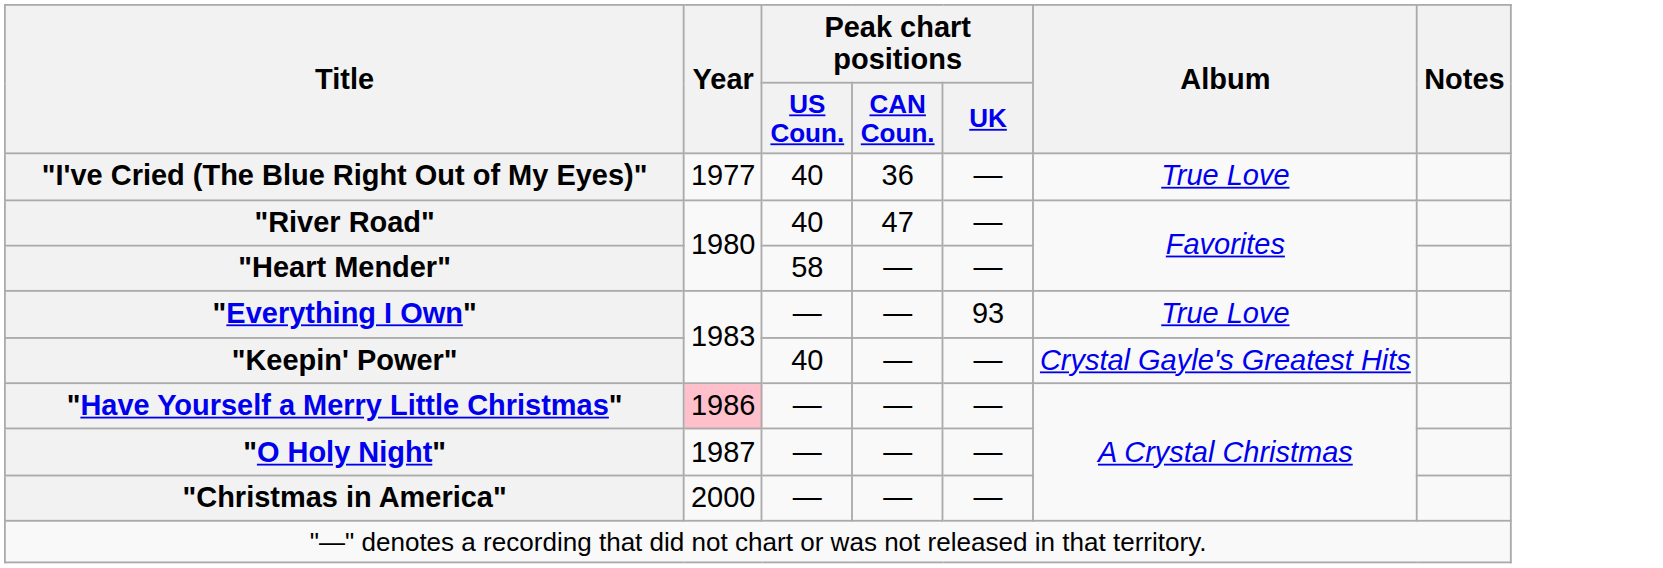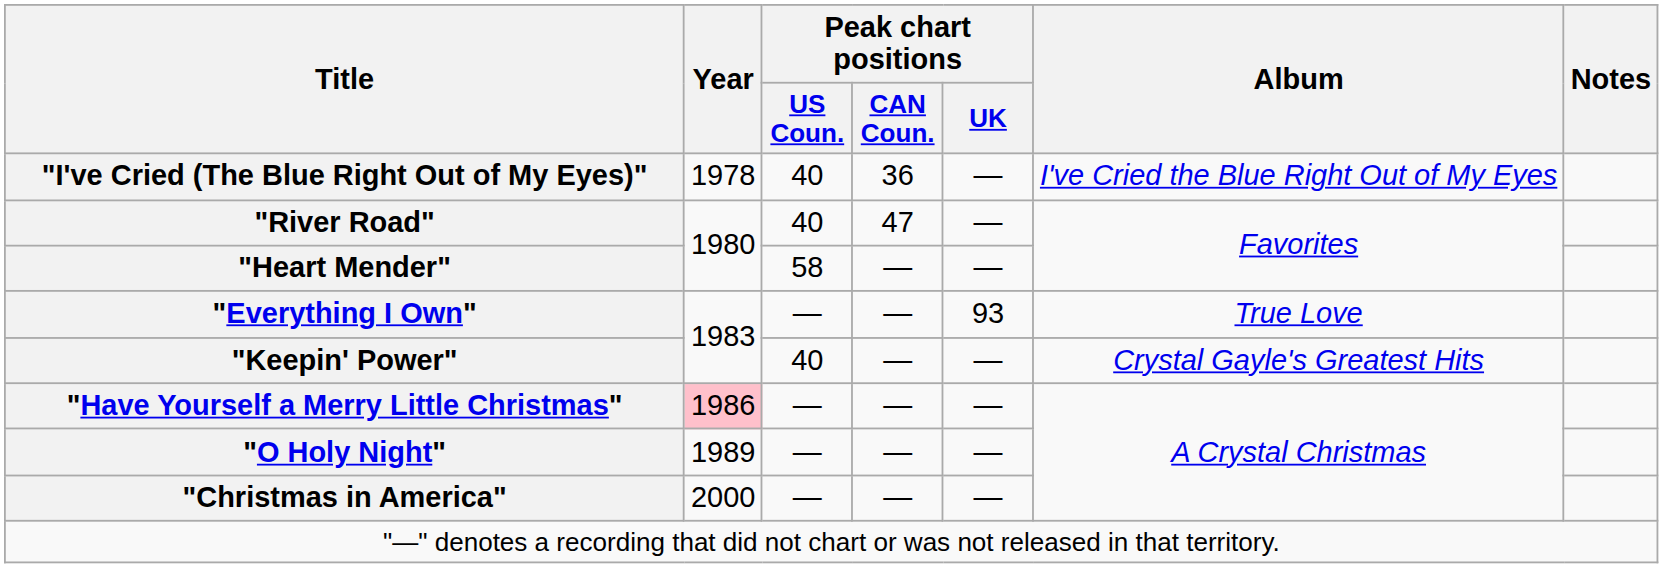(723, 176) 1977 -> (723, 176) 1978
(1225, 176) True Love -> (1299, 176) I've Cried the Blue Right Out of My Eyes
(723, 451) 1987 -> (723, 451) 1989
